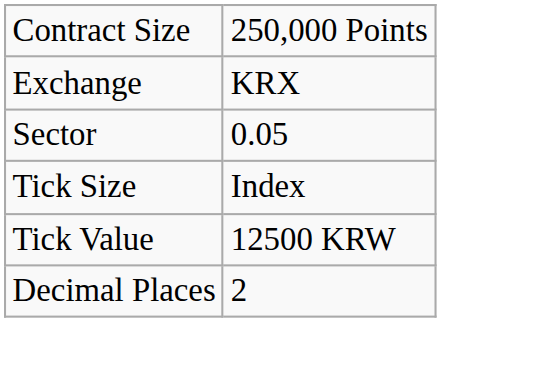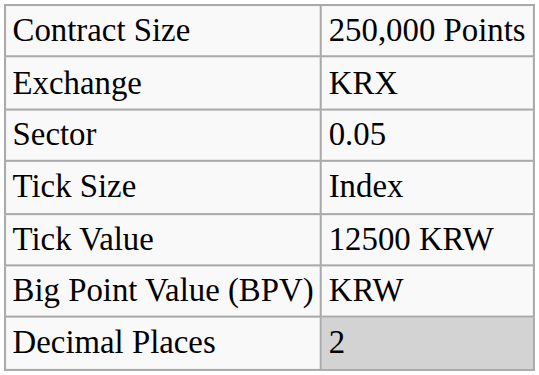+ row: (163, 290)
(239, 290) no background -> (337, 342) lightgrey background
